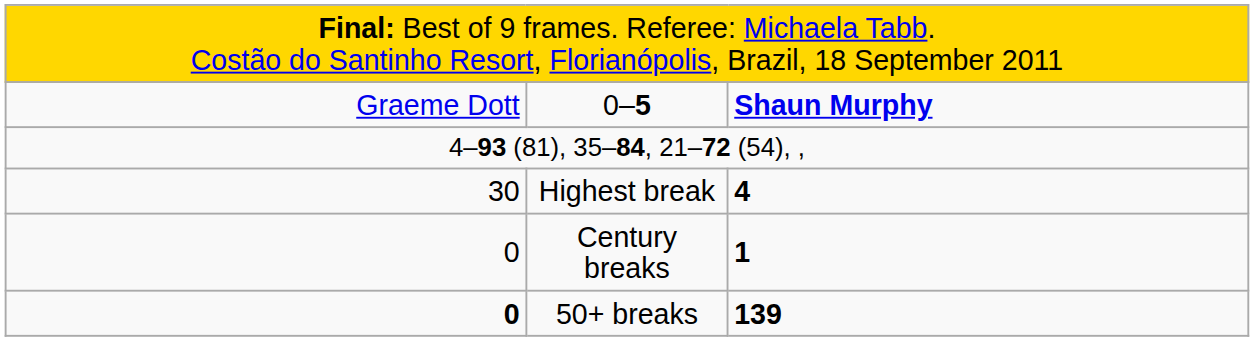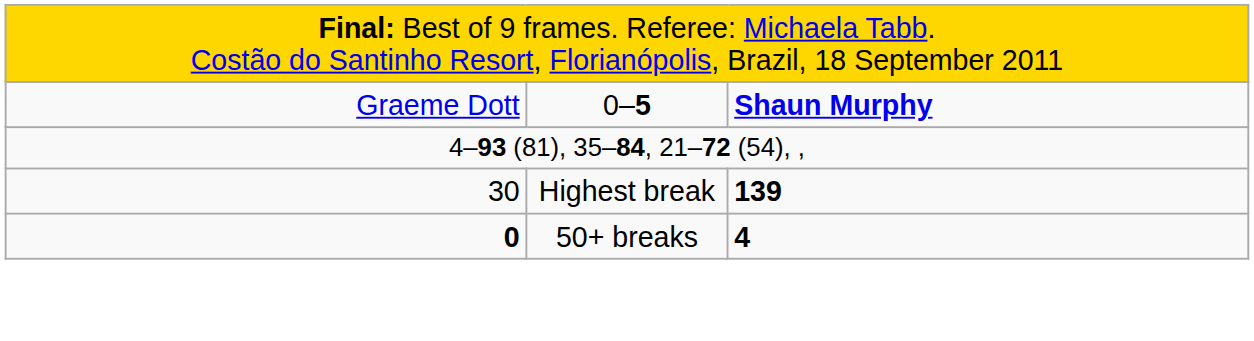(742, 191) 4 -> (758, 191) 139
- row: (627, 252)
(758, 313) 139 -> (742, 236) 4
